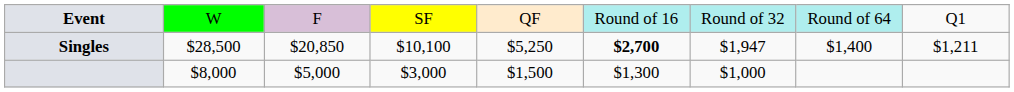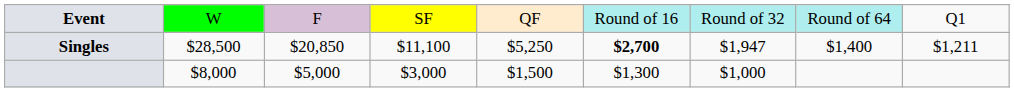(423, 46) $10,100 -> (423, 46) $11,100
